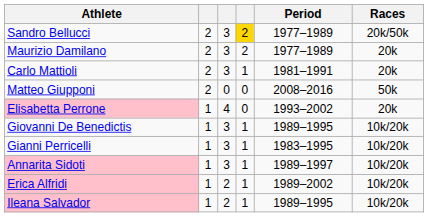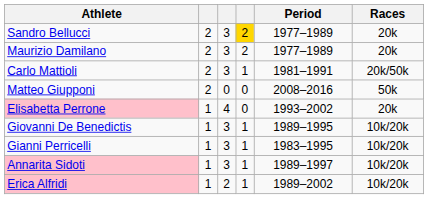(388, 33) 20k/50k -> (388, 33) 20k
(388, 71) 20k -> (388, 71) 20k/50k
- row: (49, 203)
